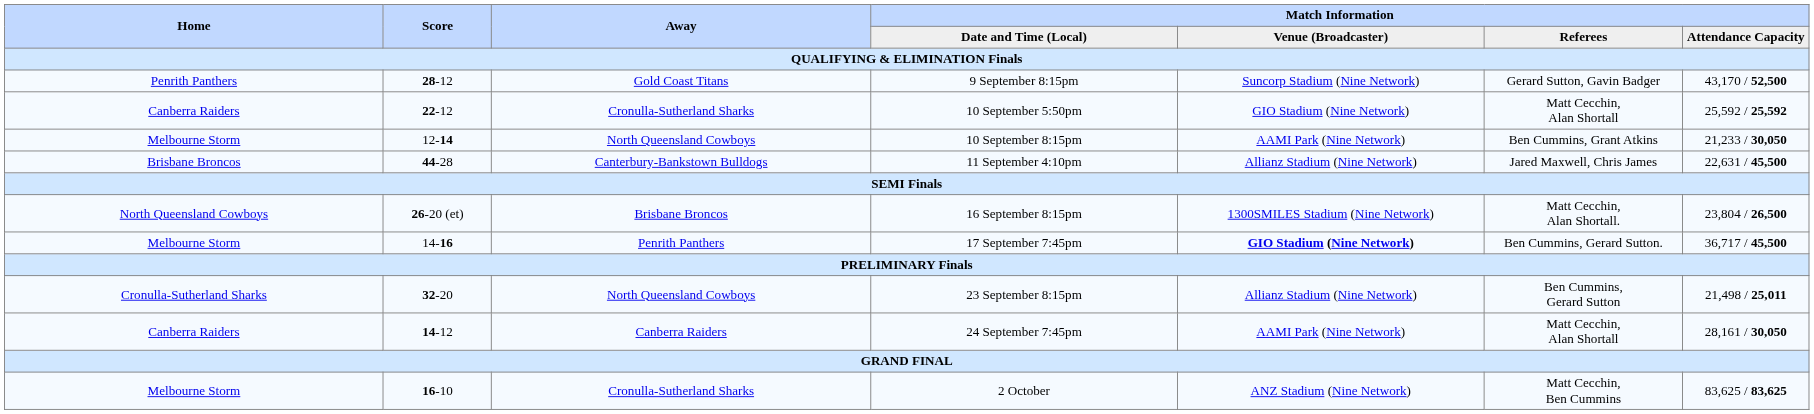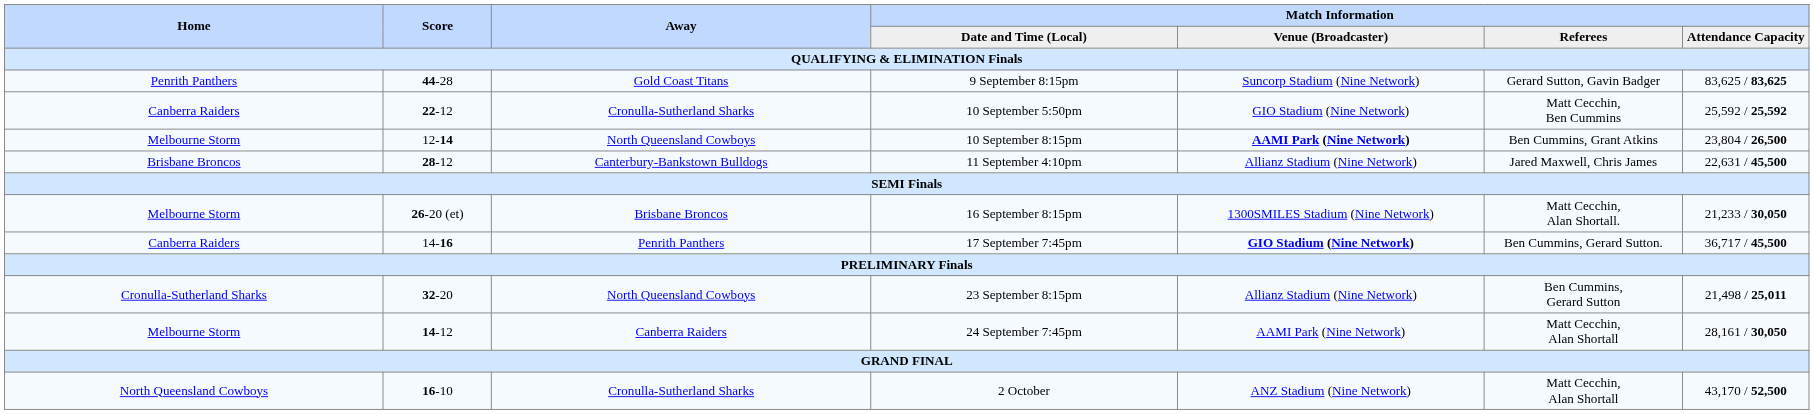(438, 80) 28-12 -> (438, 80) 44-28
(1746, 80) 43,170 / 52,500 -> (1746, 80) 83,625 / 83,625
(1583, 110) Matt Cecchin, Alan Shortall -> (1583, 110) Matt Cecchin, Ben Cummins
(1331, 140) normal -> (1331, 140) bold
(1746, 140) 21,233 / 30,050 -> (1746, 140) 23,804 / 26,500
(438, 161) 44-28 -> (438, 161) 28-12
(194, 213) North Queensland Cowboys -> (194, 213) Melbourne Storm
(1746, 213) 23,804 / 26,500 -> (1746, 213) 21,233 / 30,050
(194, 242) Melbourne Storm -> (194, 242) Canberra Raiders
(194, 331) Canberra Raiders -> (194, 331) Melbourne Storm
(194, 390) Melbourne Storm -> (194, 390) North Queensland Cowboys
(1583, 390) Matt Cecchin, Ben Cummins -> (1583, 390) Matt Cecchin, Alan Shortall
(1746, 390) 83,625 / 83,625 -> (1746, 390) 43,170 / 52,500
